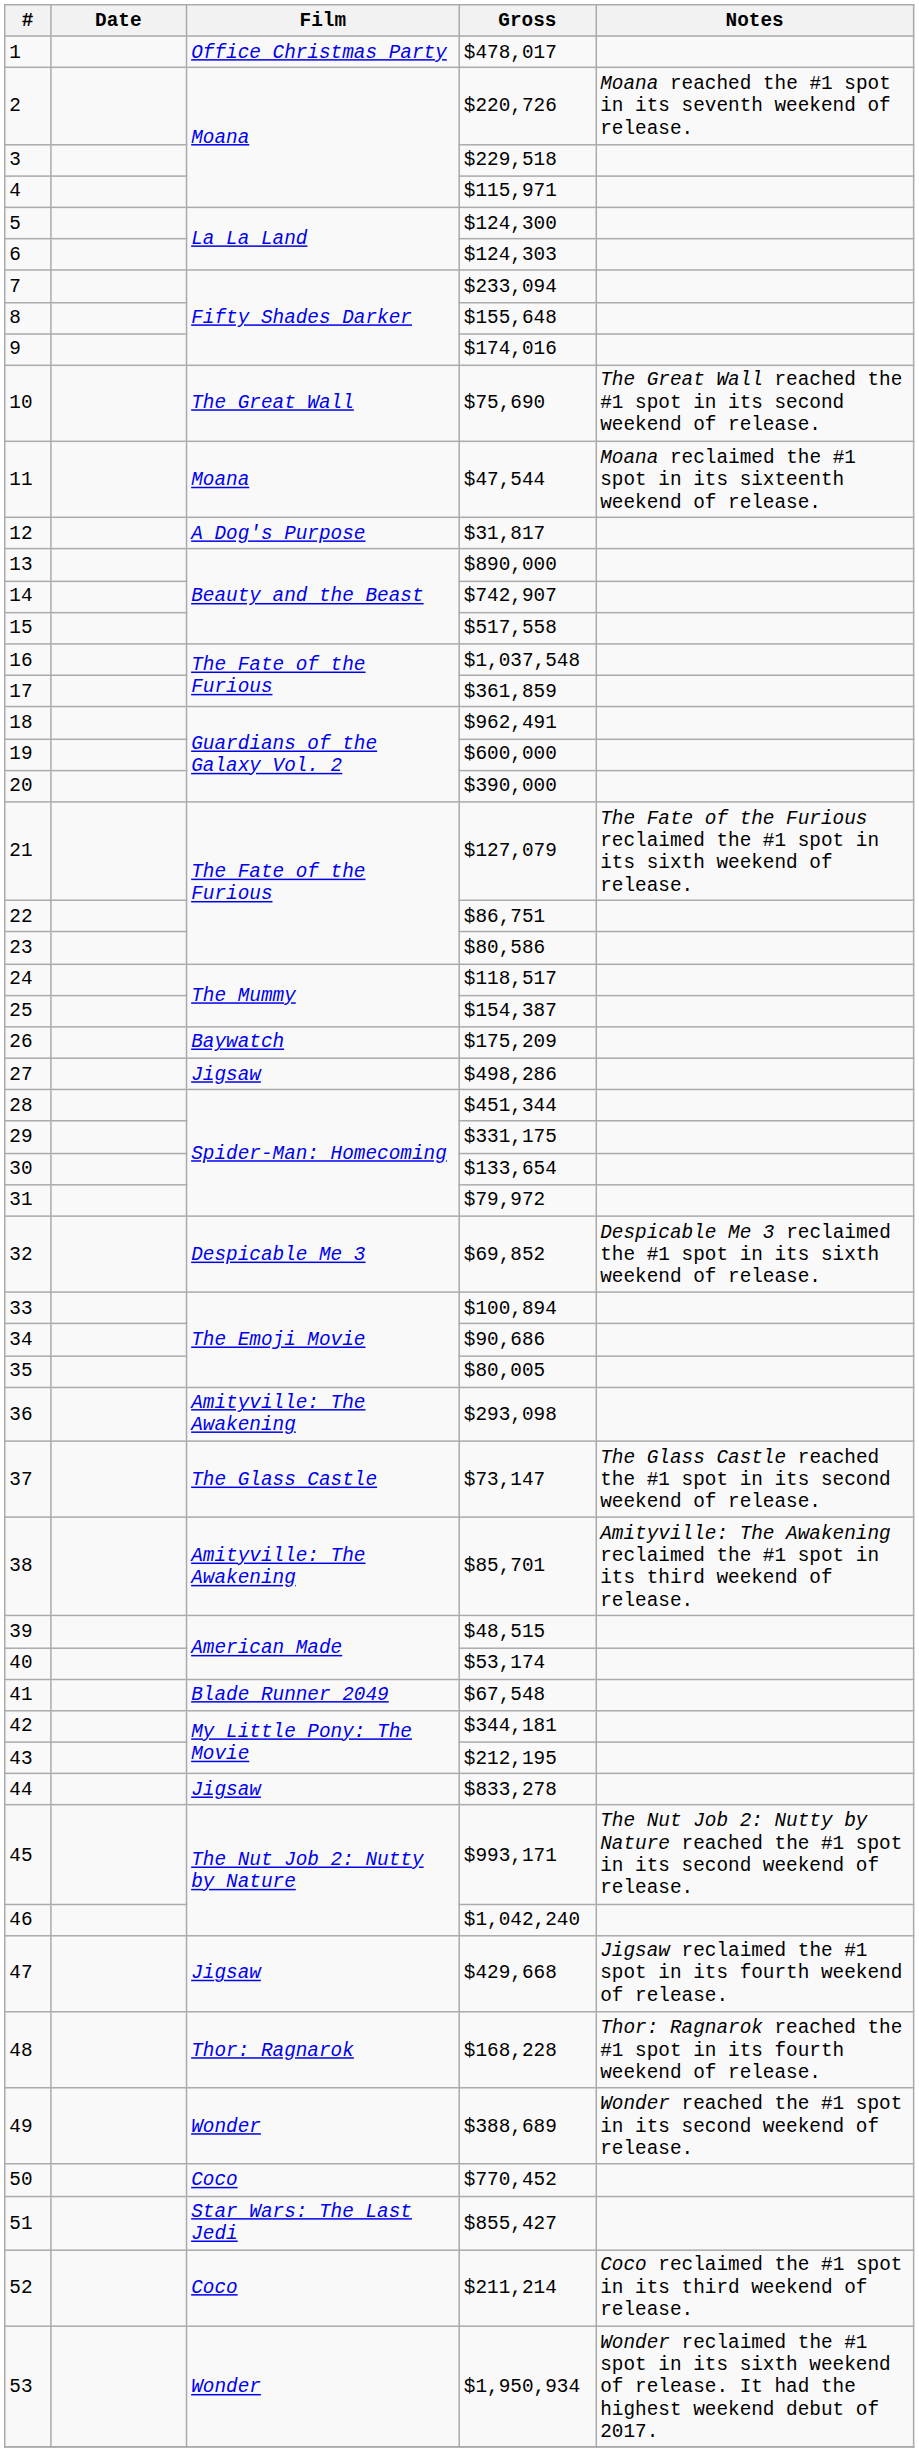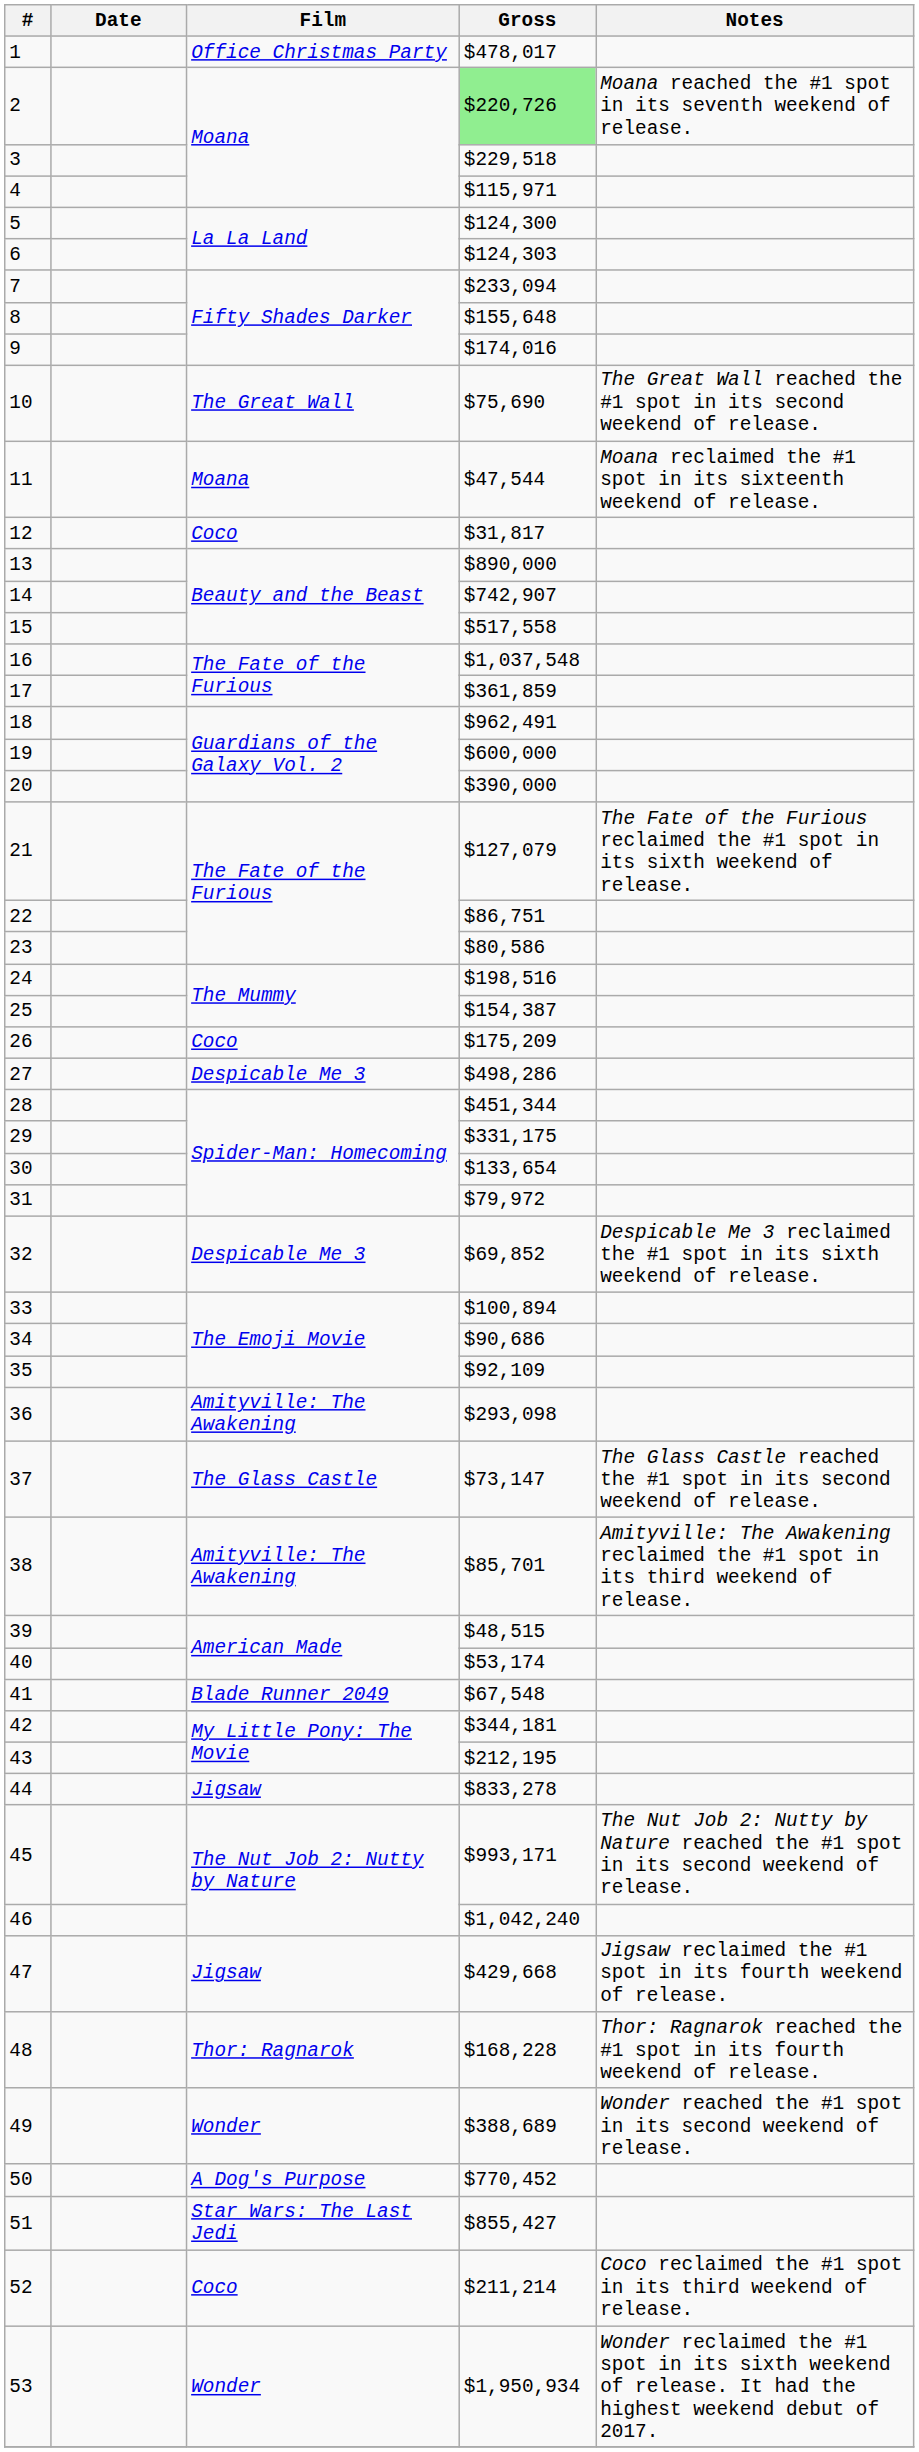(510, 106) no background -> (510, 106) lightgreen background
(278, 533) A Dog's Purpose -> (214, 533) Coco
(510, 979) $118,517 -> (510, 979) $198,516
(238, 1042) Baywatch -> (214, 1042) Coco
(226, 1074) Jigsaw -> (278, 1074) Despicable Me 3
(504, 1371) $80,005 -> (504, 1371) $92,109
(214, 2180) Coco -> (278, 2180) A Dog's Purpose
